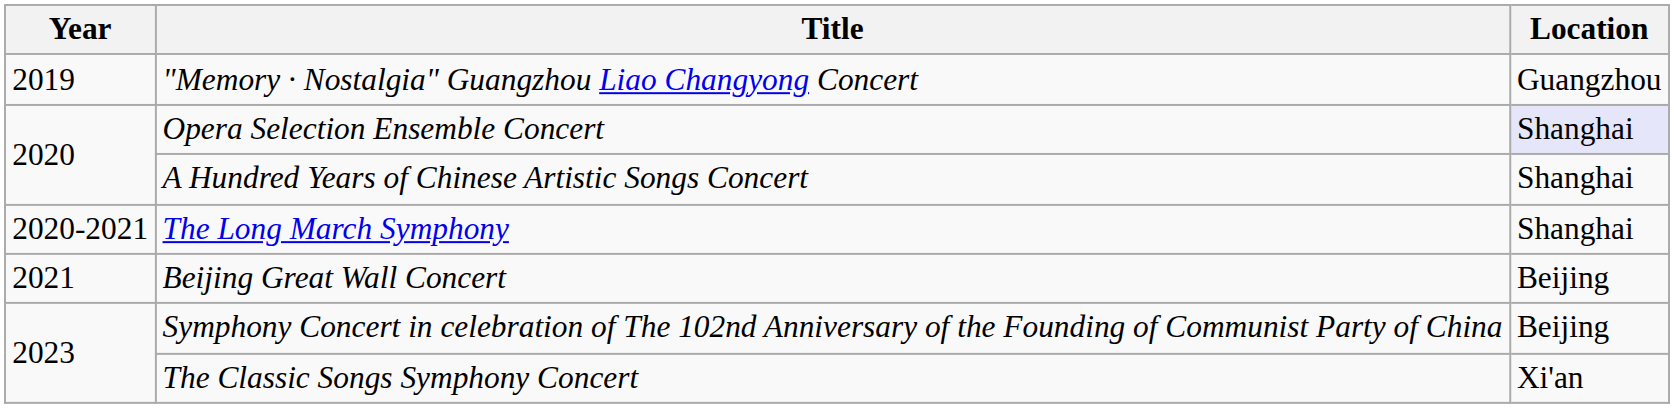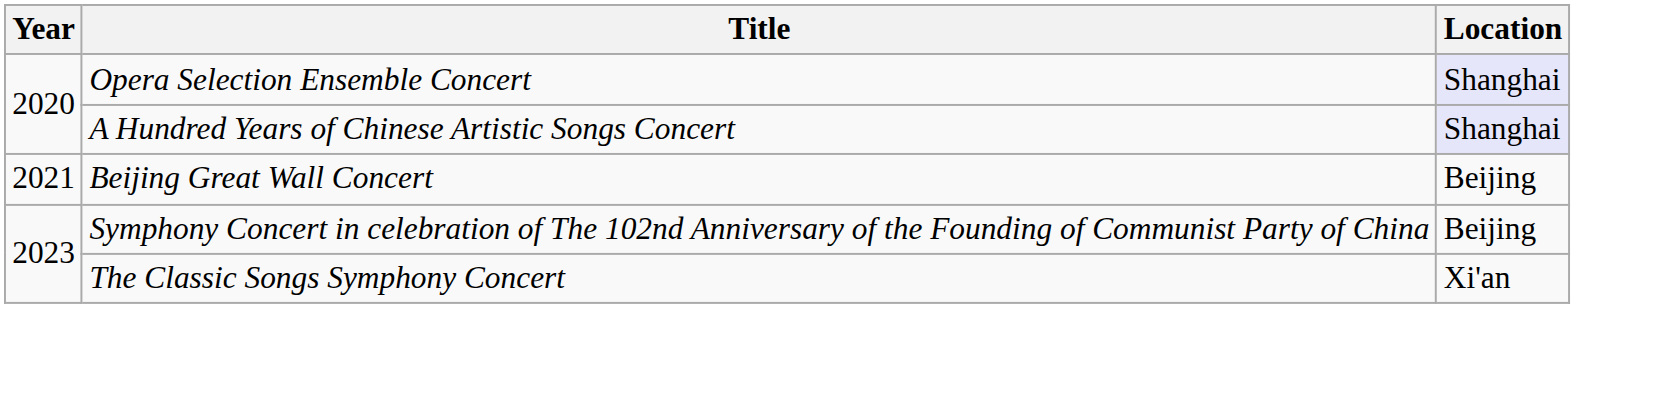- row: (540, 79)
(1575, 178) no background -> (1502, 128) lavender background
- row: (336, 228)
